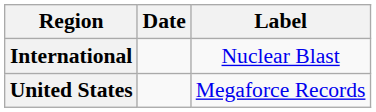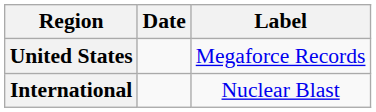rows swapped: (71, 55) <-> (71, 90)
